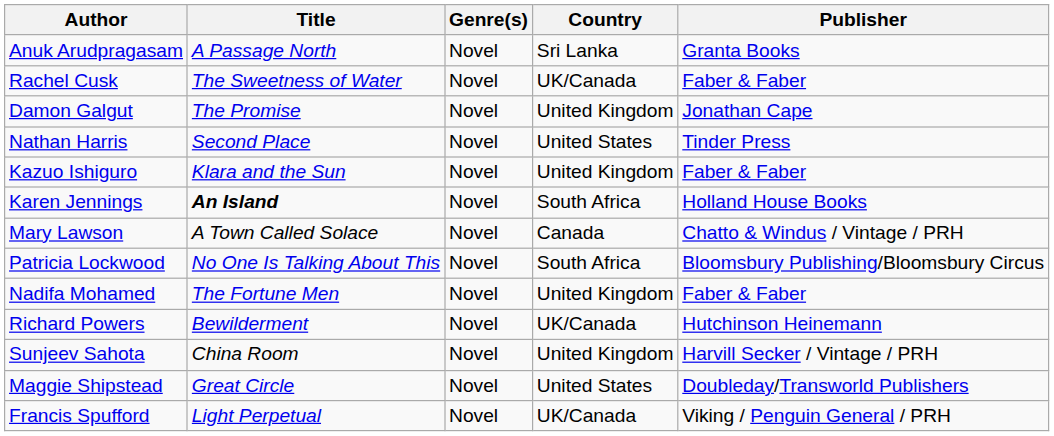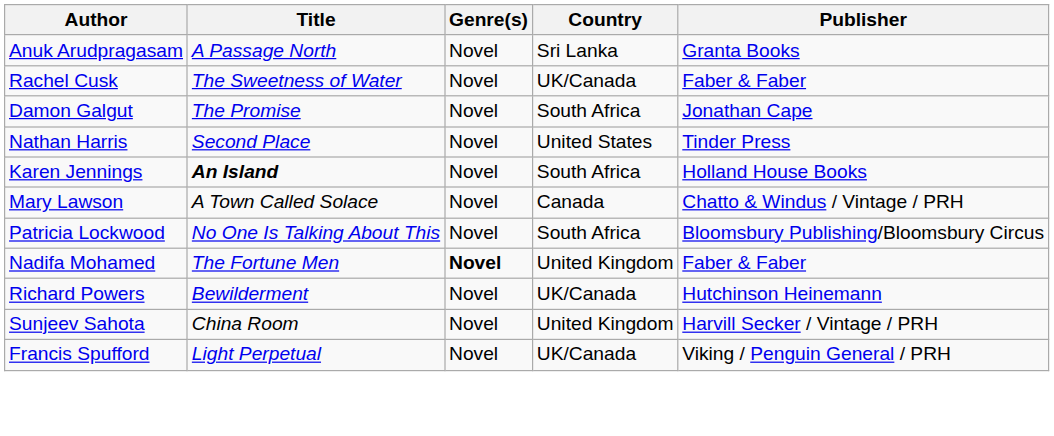(605, 111) United Kingdom -> (589, 111) South Africa
- row: (73, 171)
(474, 293) normal -> (475, 263) bold
- row: (86, 385)
